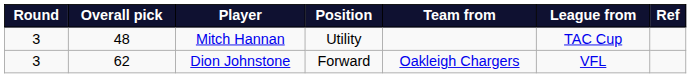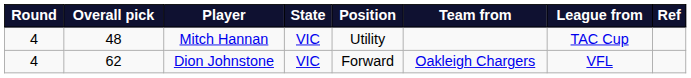+ column: (308, 15)
(36, 38) 3 -> (34, 38) 4
(36, 61) 3 -> (34, 61) 4
